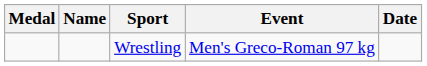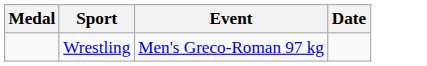- column: (85, 18)
